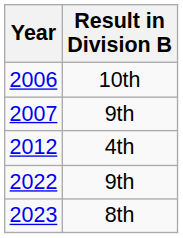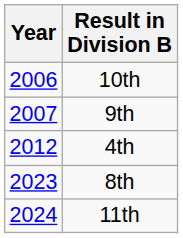- row: (33, 181)
+ row: (33, 215)
